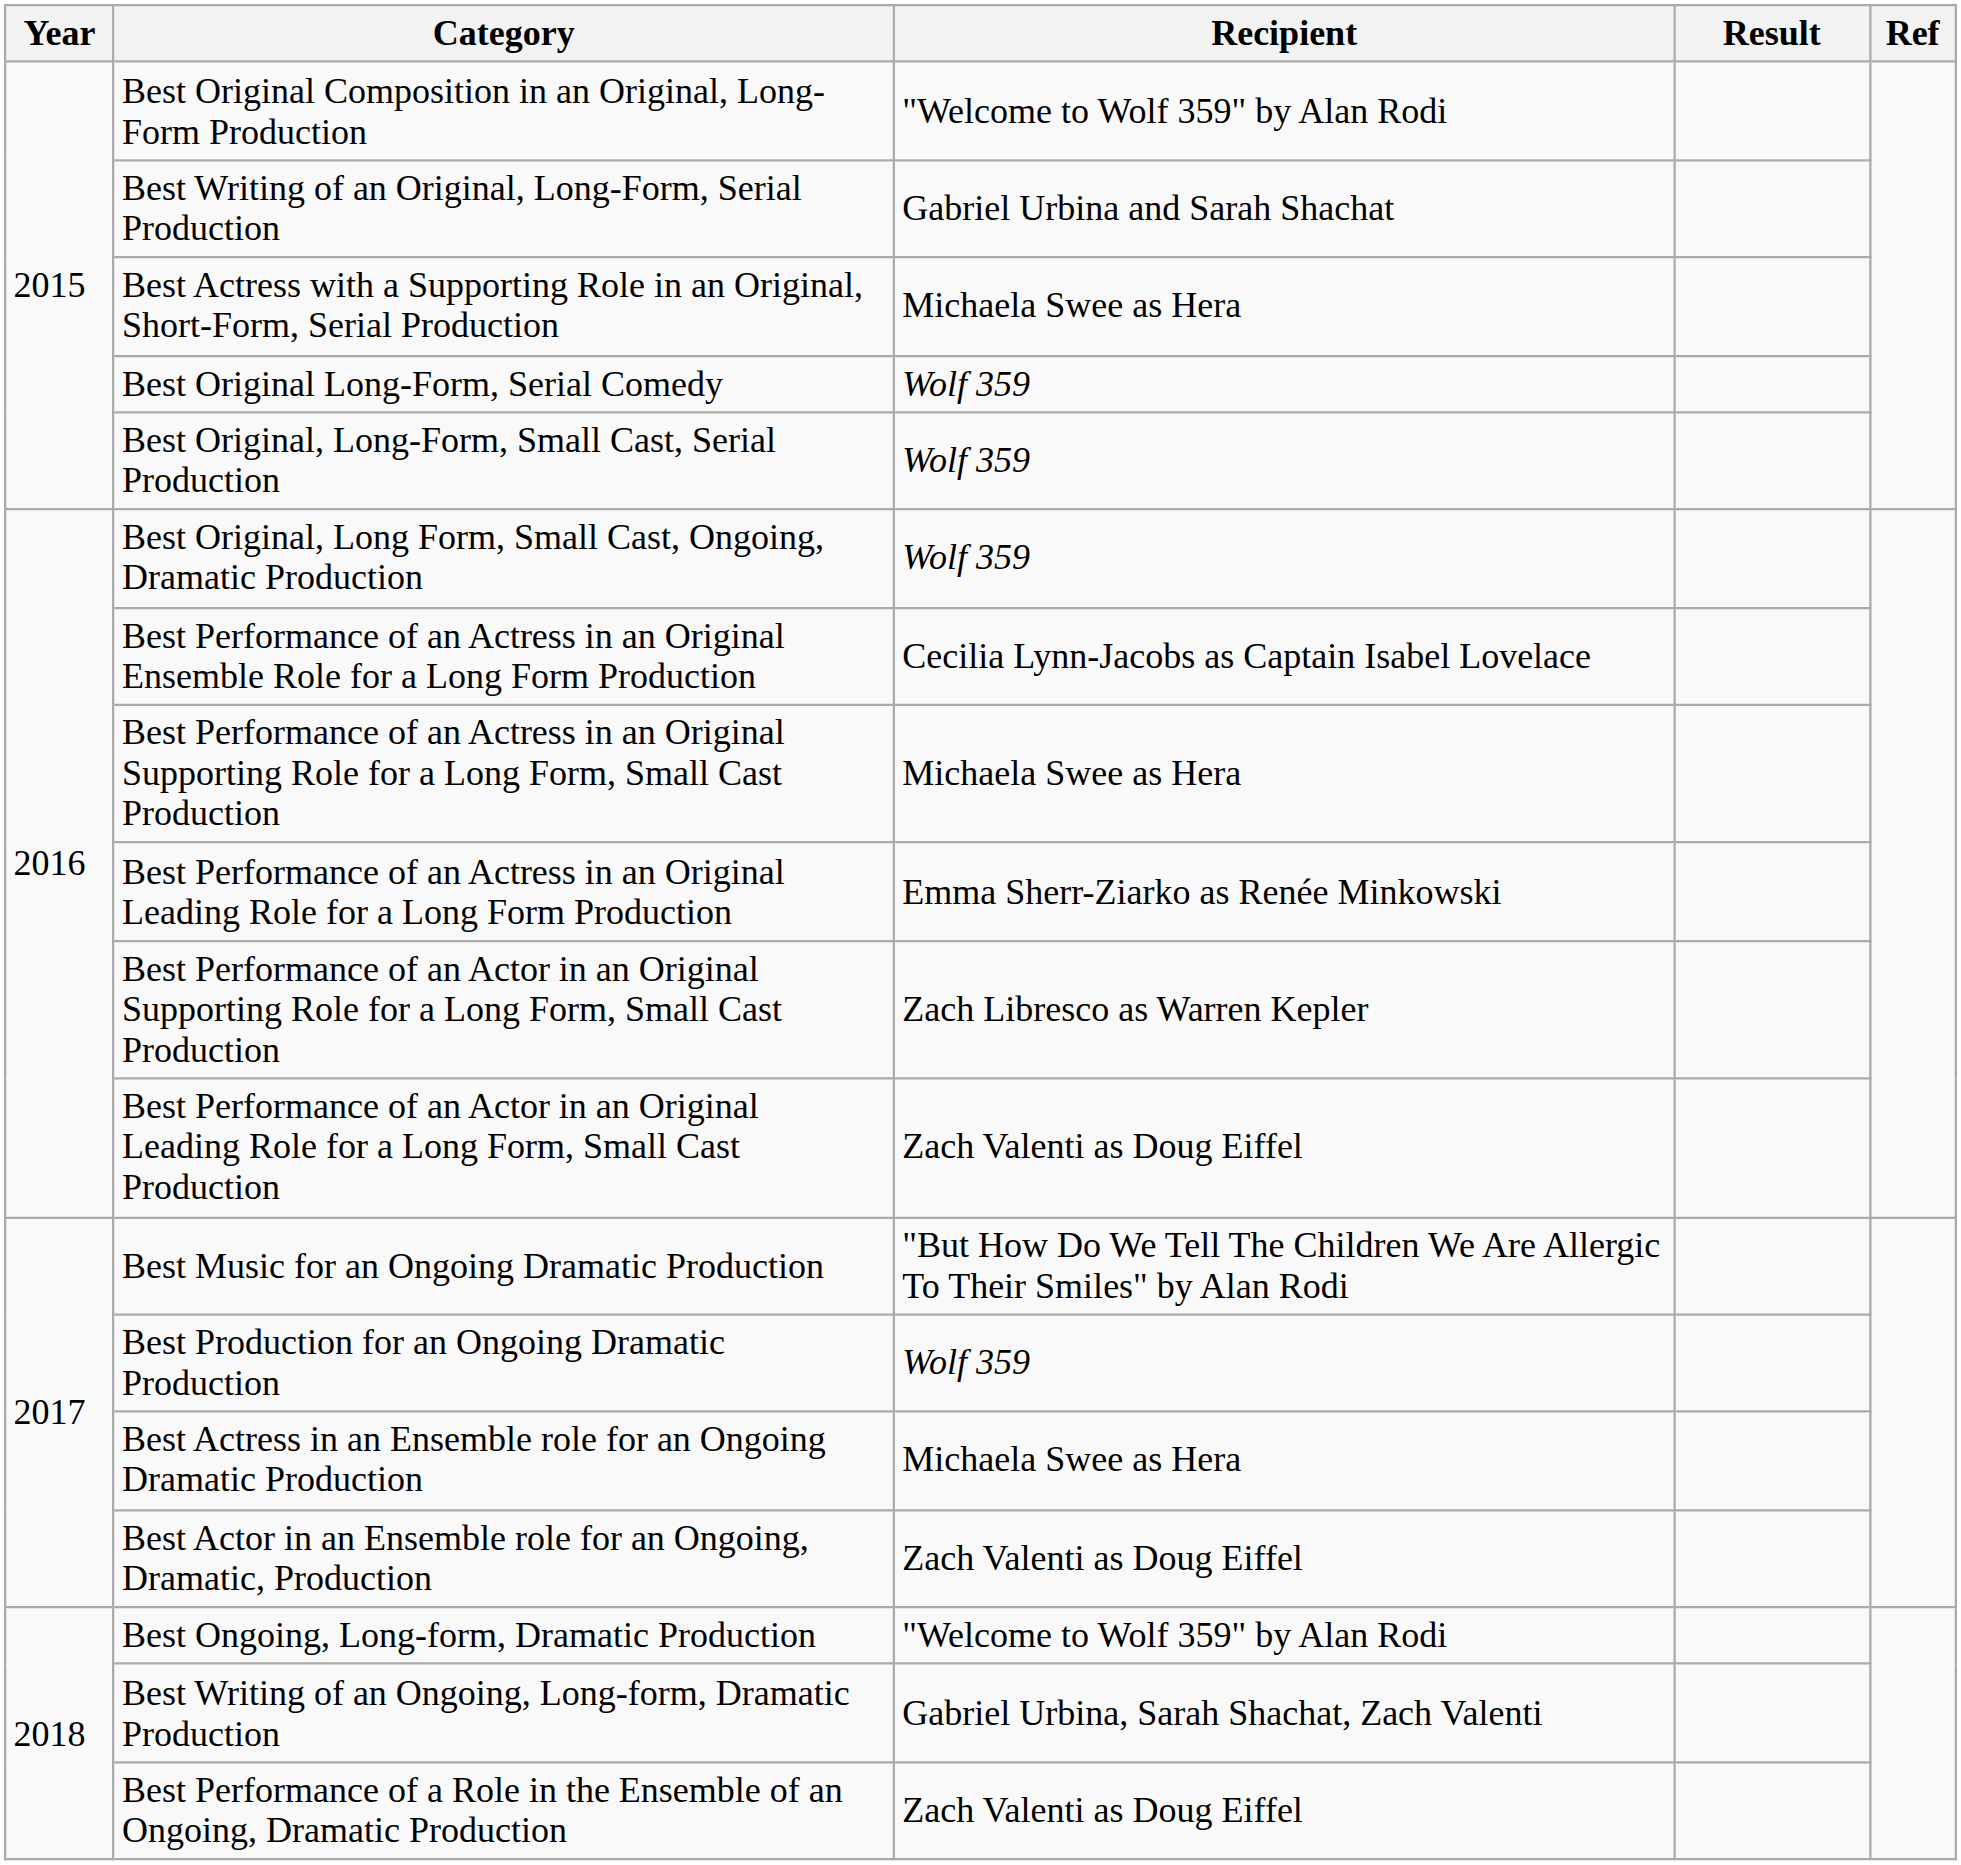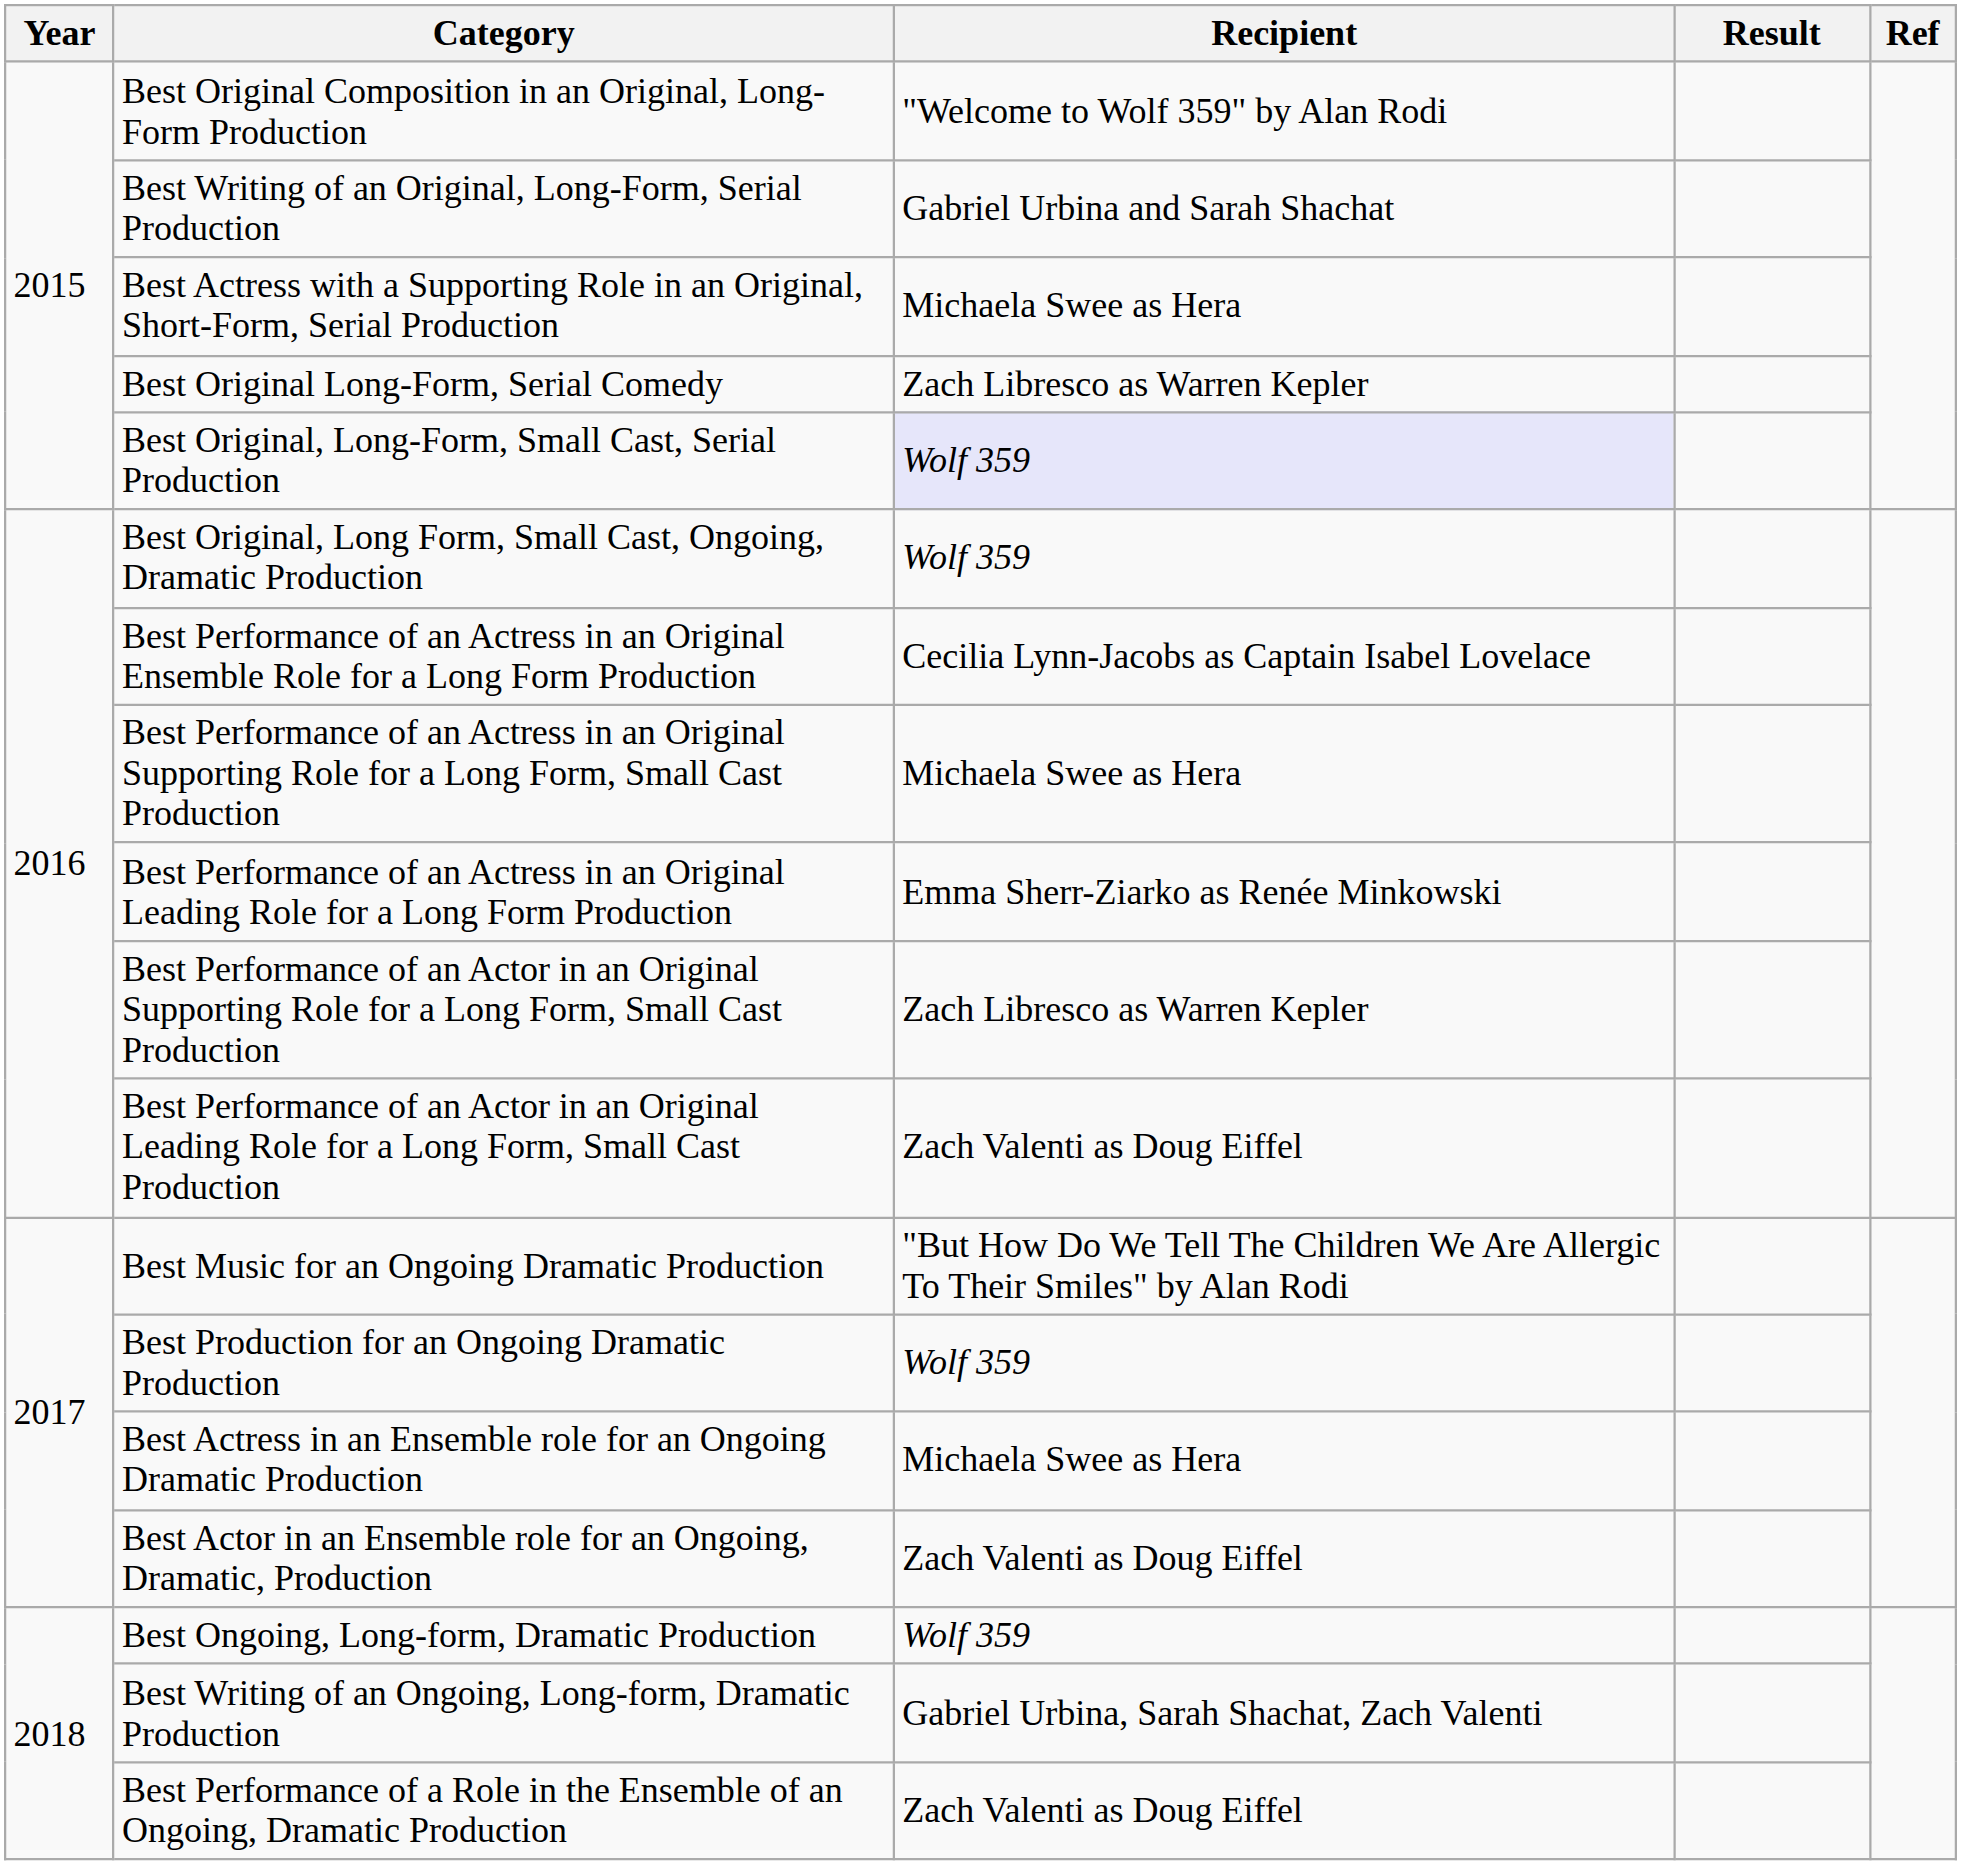(966, 382) Wolf 359 -> (1135, 382) Zach Libresco as Warren Kepler
(966, 460) no background -> (966, 460) lavender background
(1175, 1635) "Welcome to Wolf 359" by Alan Rodi -> (966, 1635) Wolf 359
